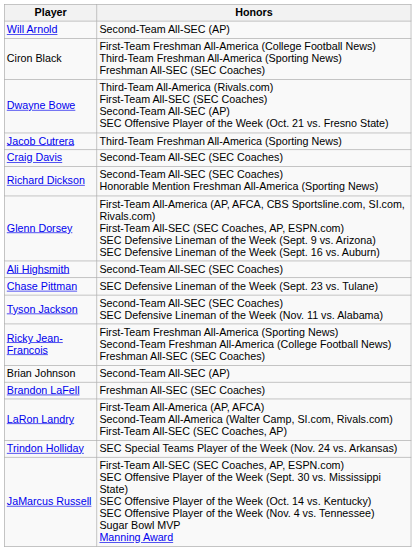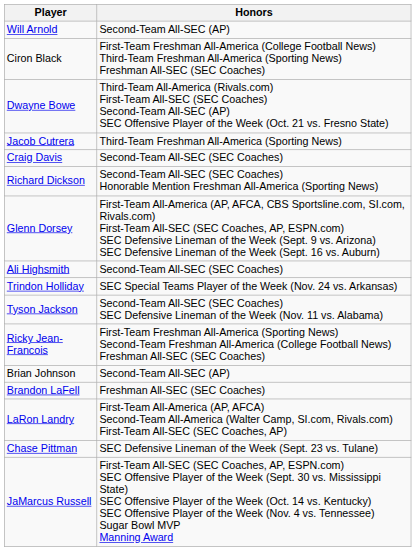rows swapped: (45, 448) <-> (42, 286)
